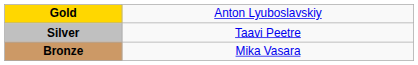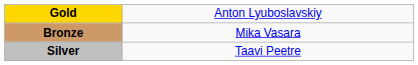rows swapped: (63, 32) <-> (63, 51)
